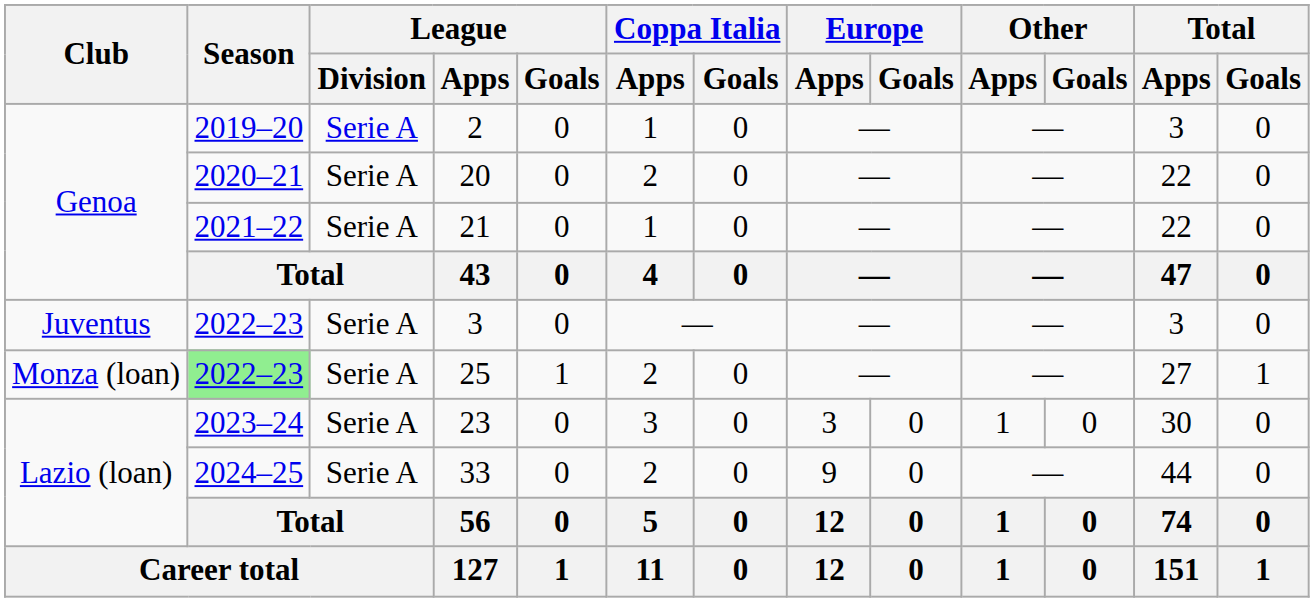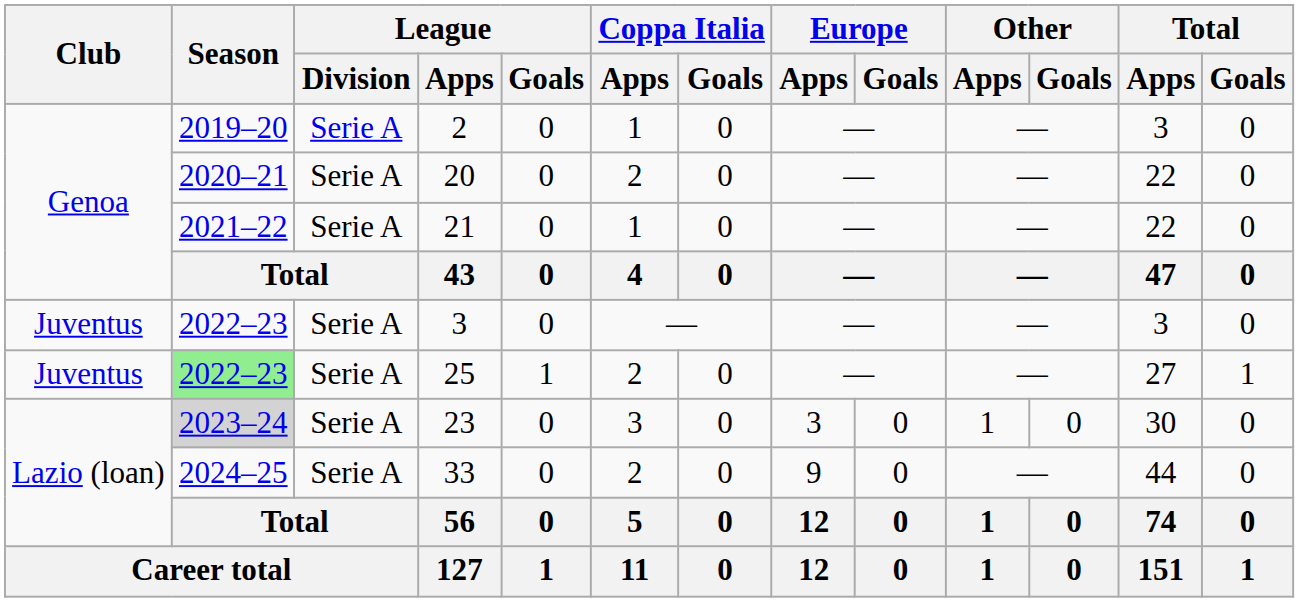(96, 373) Monza (loan) -> (88, 373) Juventus
(249, 422) no background -> (233, 422) lightgrey background
